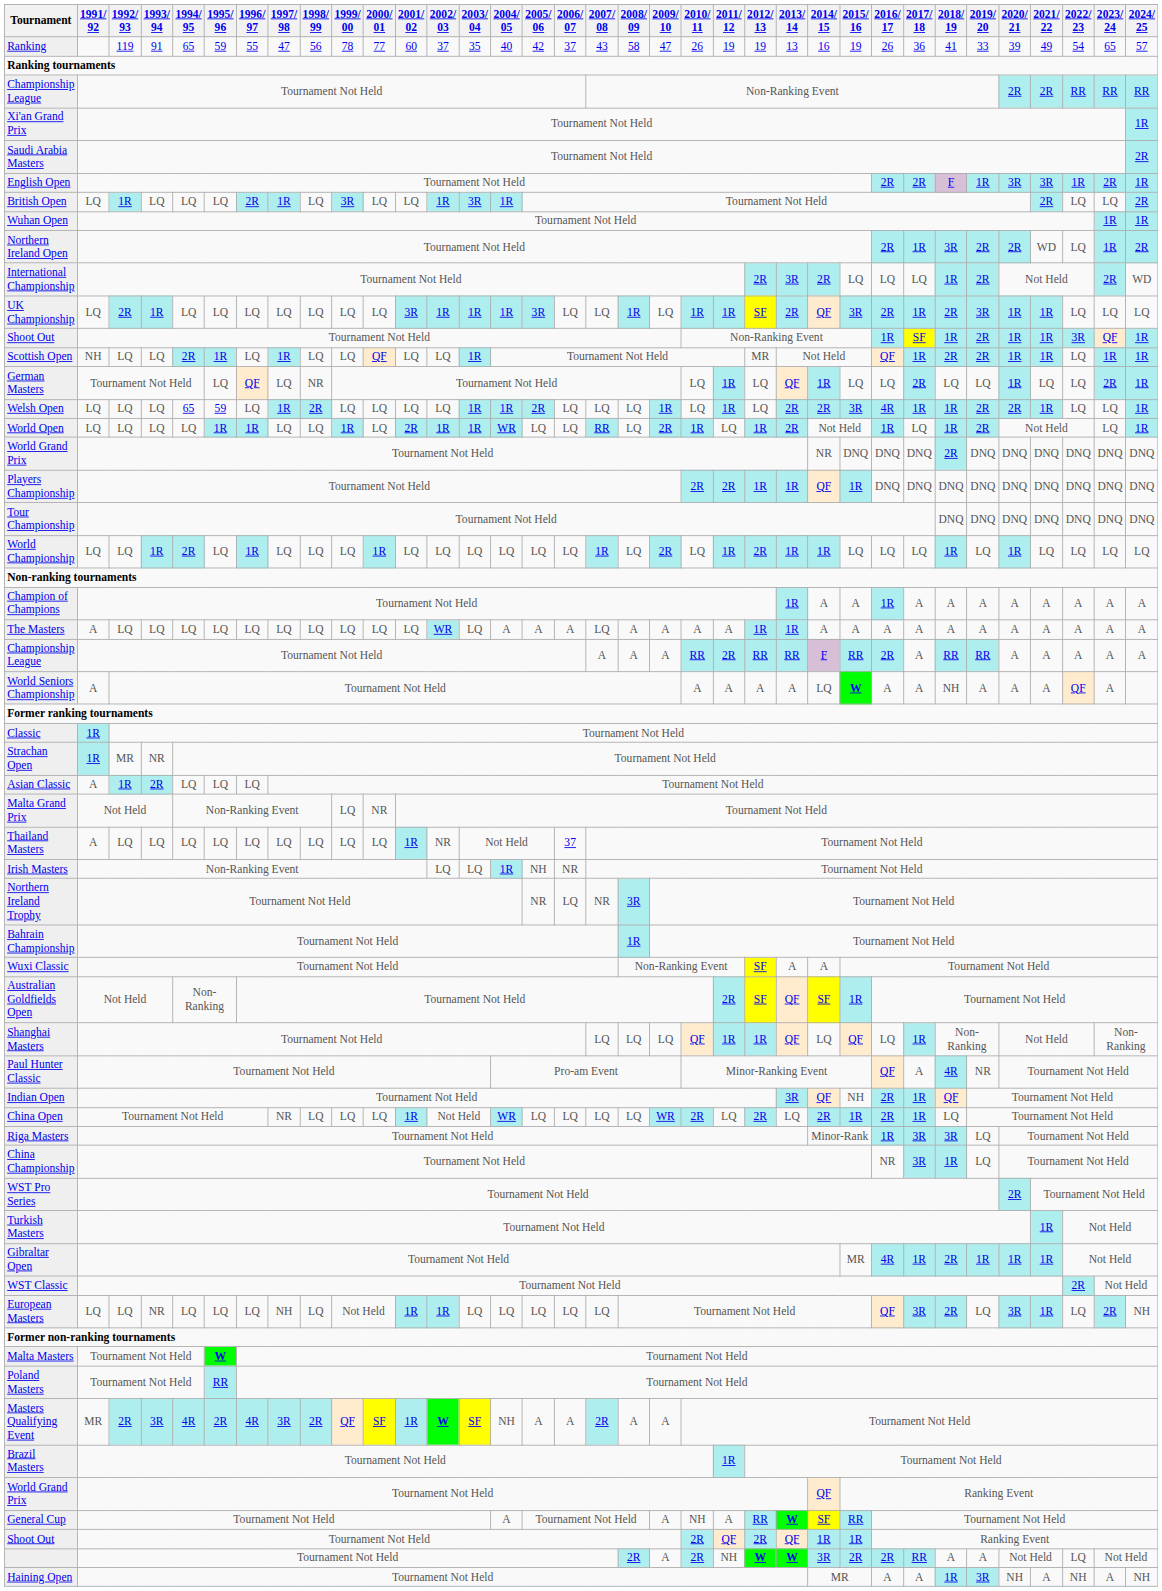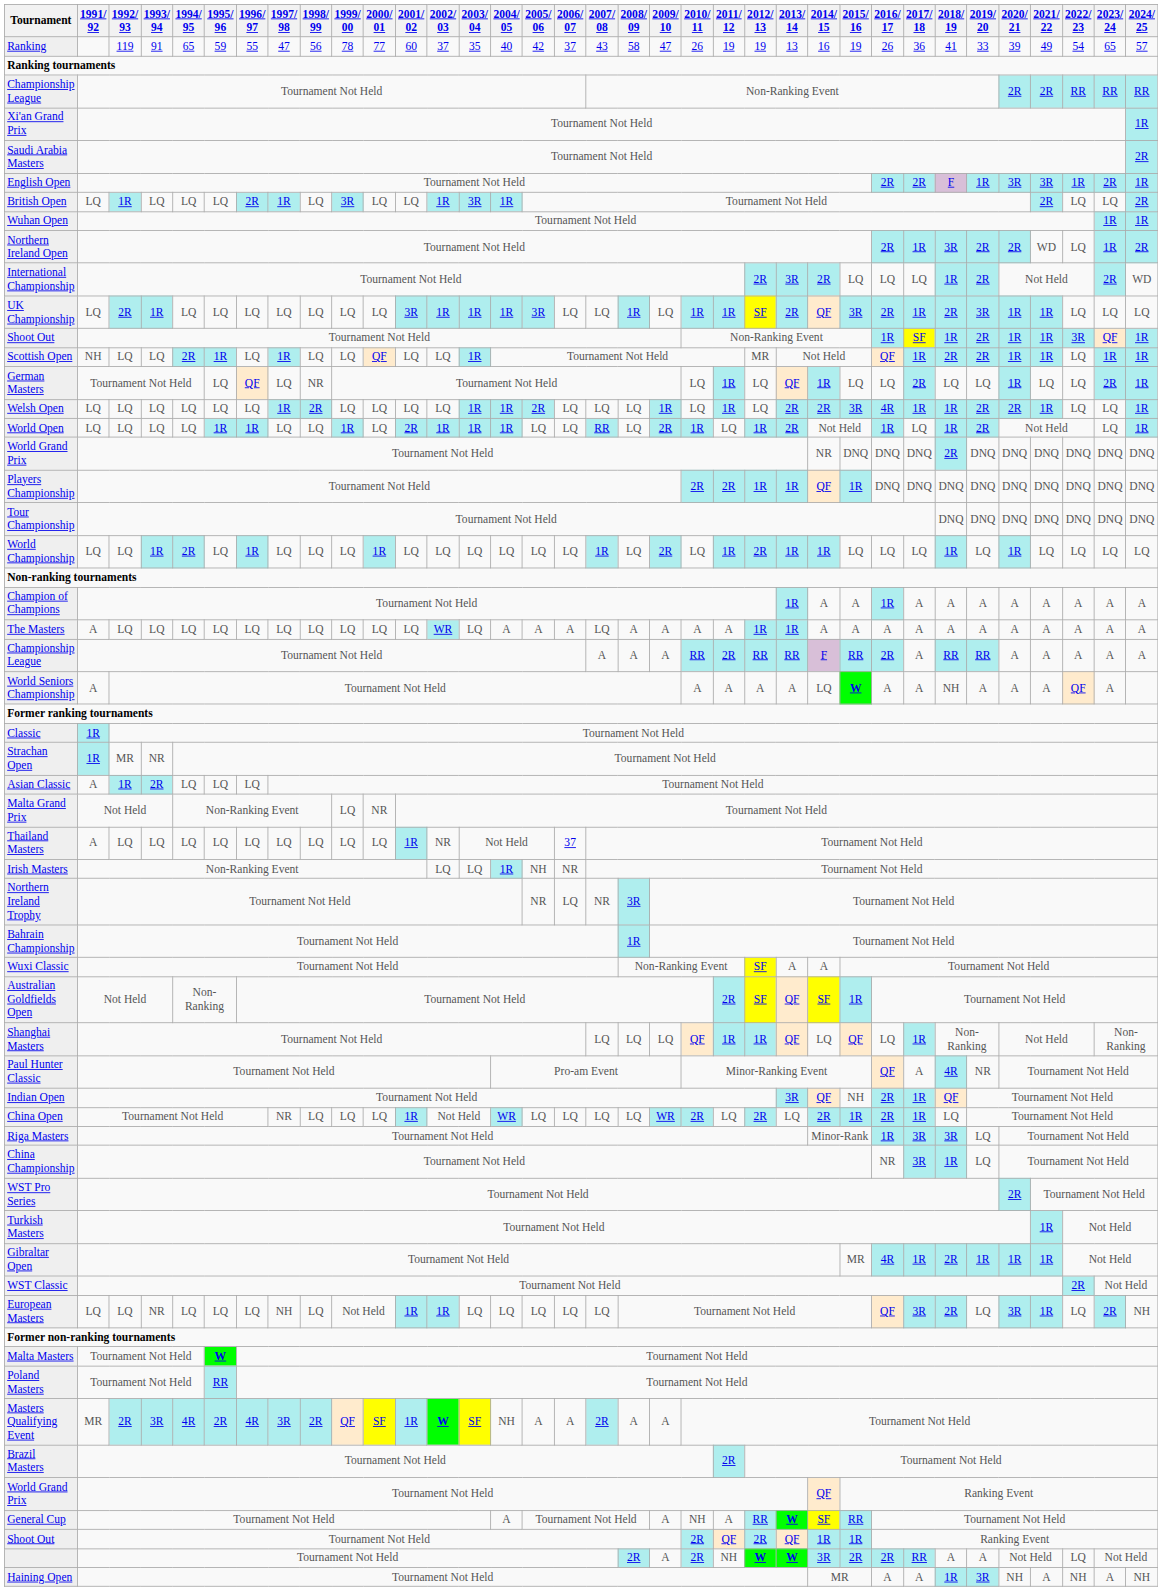(189, 408) 65 -> (189, 408) LQ
(220, 408) 59 -> (220, 408) LQ
(507, 427) WR -> (507, 427) 1R
(729, 1460) 1R -> (729, 1460) 2R
